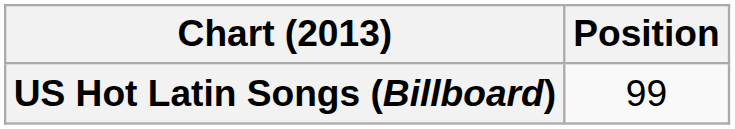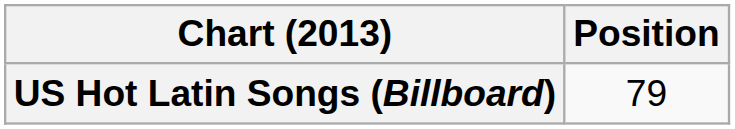(646, 92) 99 -> (646, 92) 79
